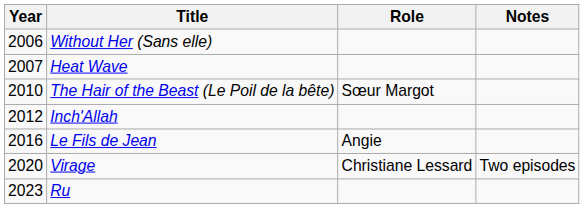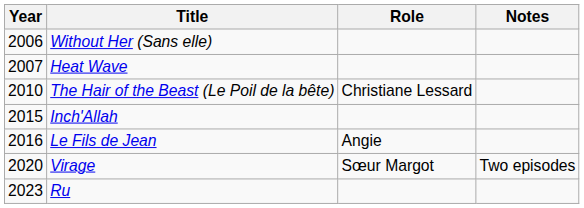(388, 91) Sœur Margot -> (407, 91) Christiane Lessard
(26, 116) 2012 -> (26, 116) 2015
(407, 166) Christiane Lessard -> (388, 166) Sœur Margot
